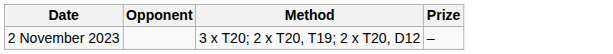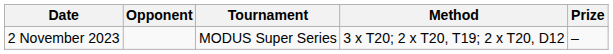+ column: (268, 15)
